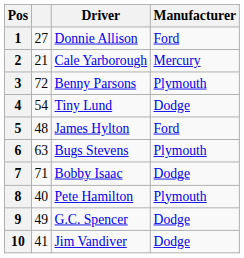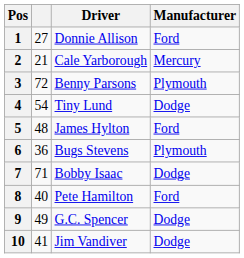(41, 151) 63 -> (41, 151) 36
(180, 196) Plymouth -> (166, 196) Ford
